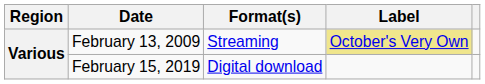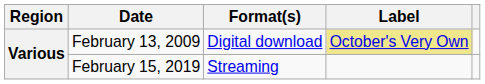(243, 41) Streaming -> (265, 41) Digital download
(265, 66) Digital download -> (243, 66) Streaming
